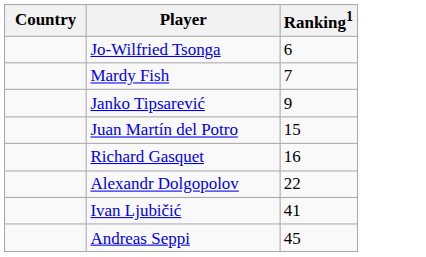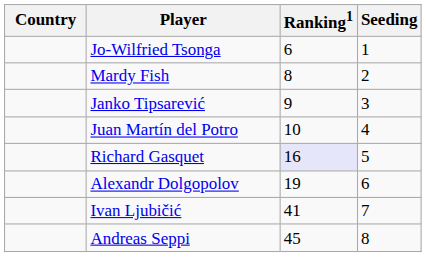+ column: (389, 20)
(288, 76) 7 -> (288, 76) 8
(292, 130) 15 -> (292, 130) 10
(292, 157) no background -> (292, 157) lavender background
(292, 183) 22 -> (292, 183) 19
